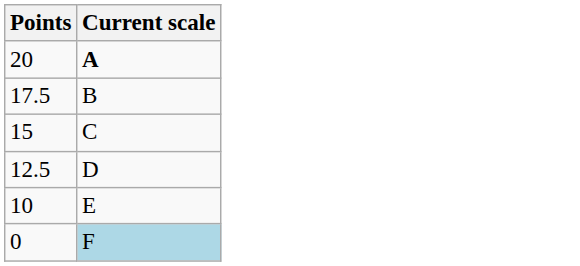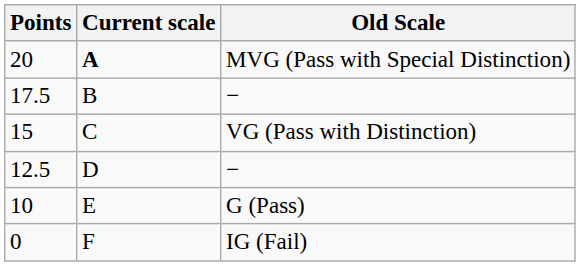+ column: (398, 22)
(89, 242) lightblue background -> (89, 242) no background
